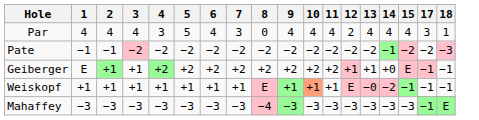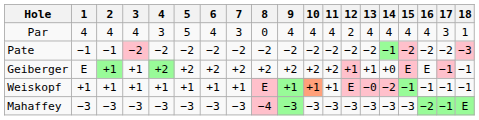+ column: (427, 14)
